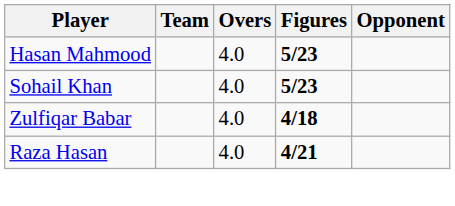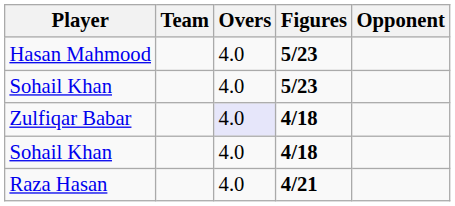(231, 119) no background -> (231, 119) lavender background
+ row: (61, 151)
